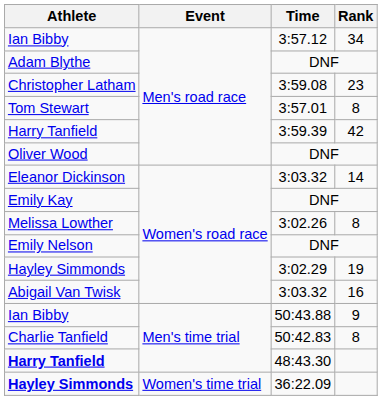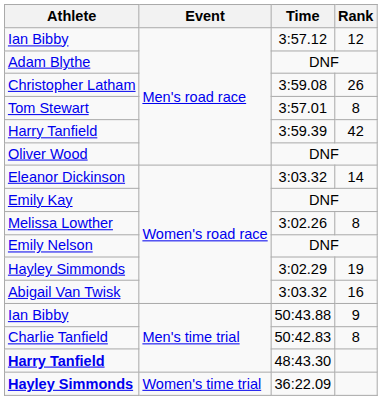(356, 39) 34 -> (356, 39) 12
(356, 85) 23 -> (356, 85) 26
